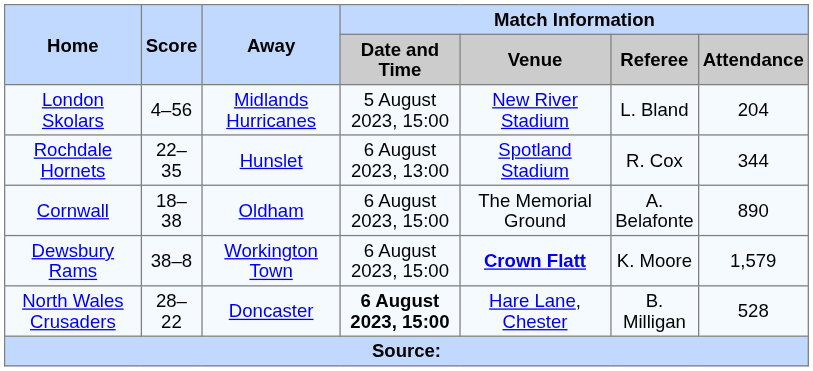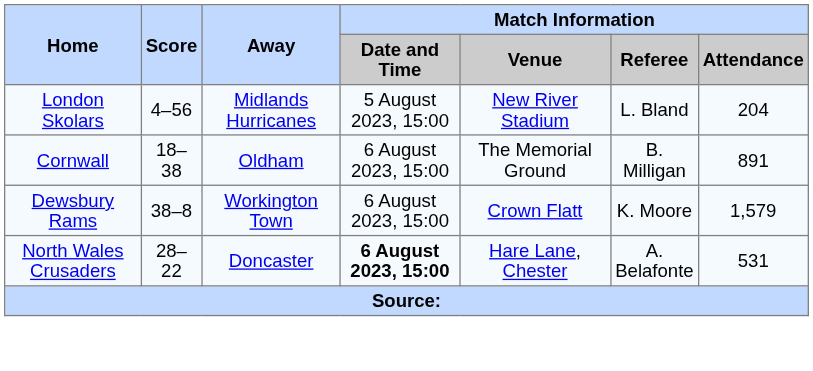- row: (73, 160)
(654, 210) A. Belafonte -> (654, 160) B. Milligan
(753, 210) 890 -> (753, 160) 891
(535, 261) bold -> (535, 210) normal
(654, 311) B. Milligan -> (654, 261) A. Belafonte
(753, 311) 528 -> (753, 261) 531
